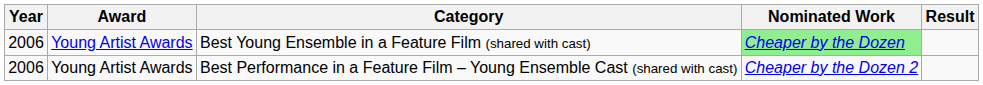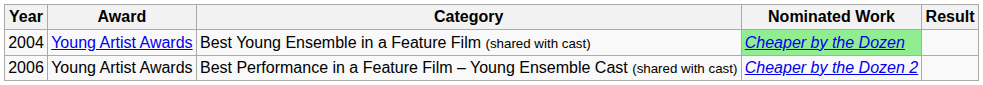(26, 42) 2006 -> (26, 42) 2004
